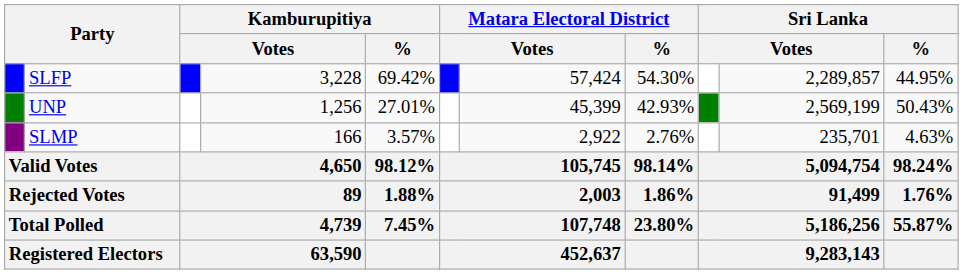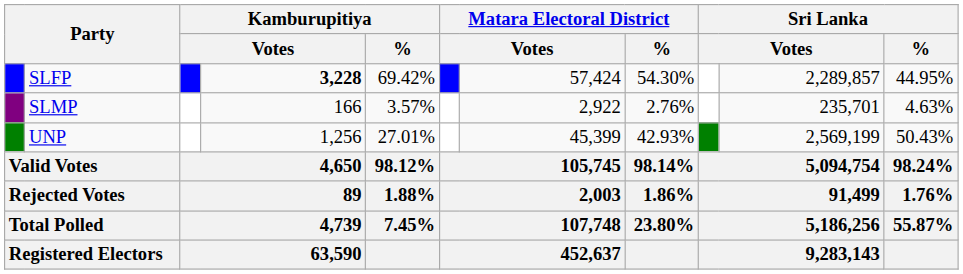(341, 78) normal -> (341, 78) bold
rows swapped: (48, 107) <-> (53, 136)
